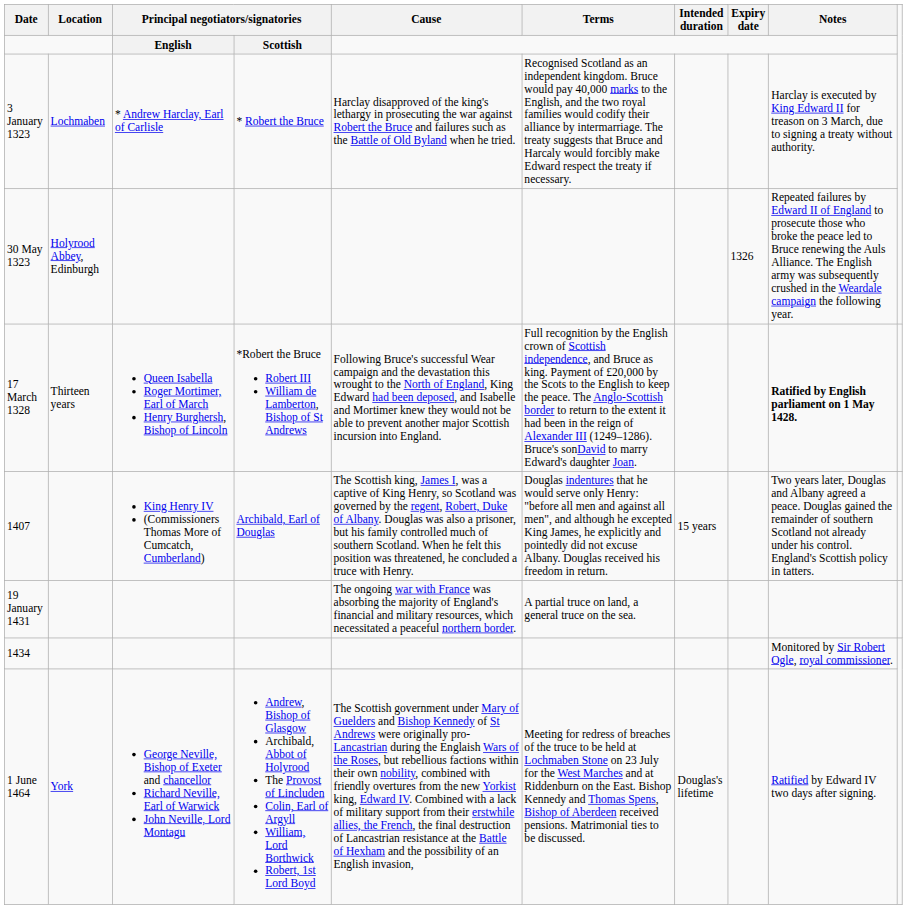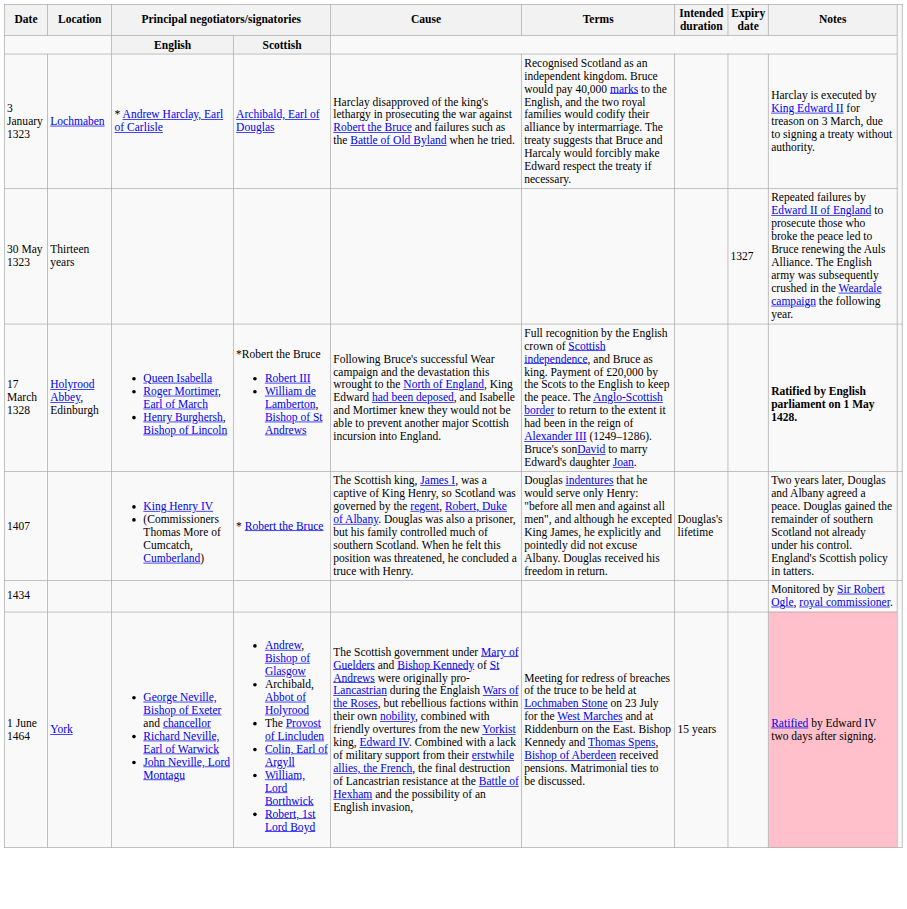(280, 121) * Robert the Bruce -> (278, 121) Archibald, Earl of Douglas
(75, 256) Holyrood Abbey, Edinburgh -> (70, 256) Thirteen years
(742, 256) 1326 -> (742, 256) 1327
(70, 397) Thirteen years -> (74, 397) Holyrood Abbey, Edinburgh
(278, 526) Archibald, Earl of Douglas -> (280, 526) * Robert the Bruce
(697, 526) 15 years -> (700, 526) Douglas's lifetime
- row: (25, 609)
(700, 786) Douglas's lifetime -> (697, 729) 15 years
(824, 786) no background -> (824, 729) pink background
